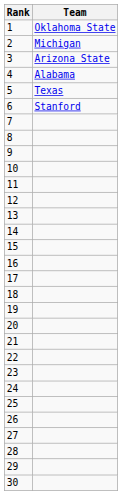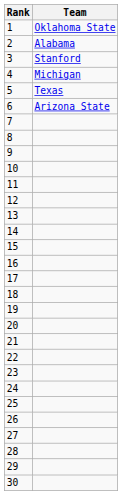(58, 44) Michigan -> (55, 44) Alabama
(72, 59) Arizona State -> (58, 59) Stanford
(55, 75) Alabama -> (58, 75) Michigan
(58, 106) Stanford -> (72, 106) Arizona State
